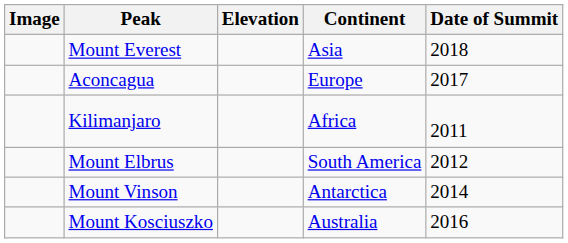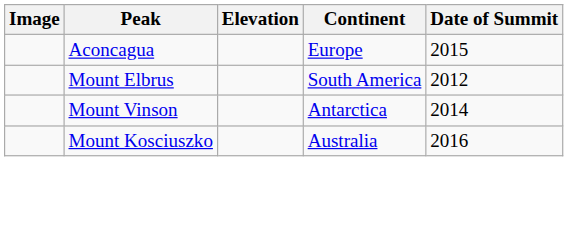- row: (125, 49)
(449, 79) 2017 -> (449, 49) 2015
- row: (115, 120)
